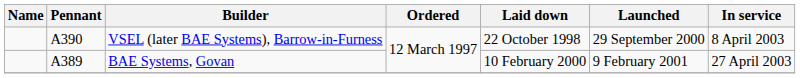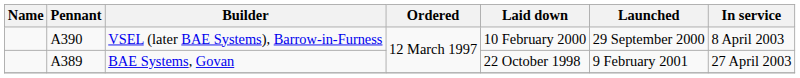(532, 38) 22 October 1998 -> (535, 38) 10 February 2000
(535, 61) 10 February 2000 -> (532, 61) 22 October 1998
